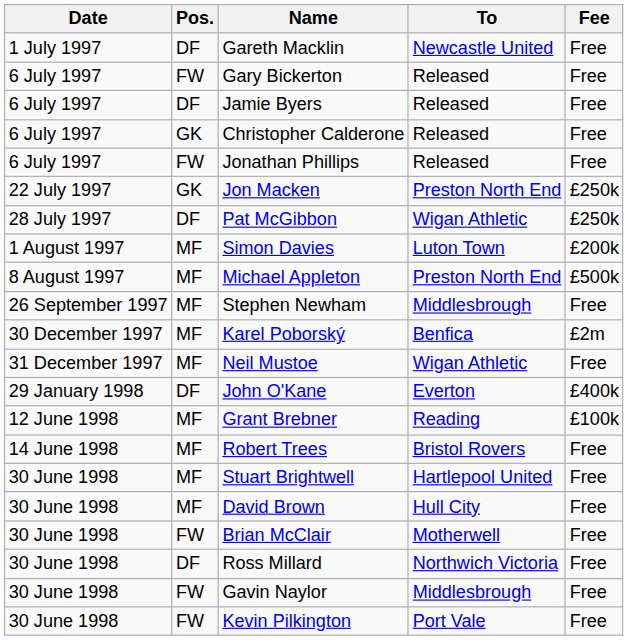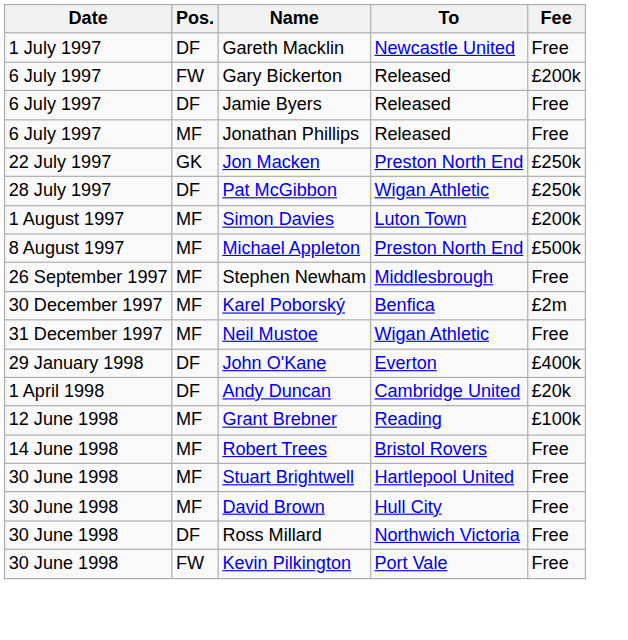(588, 76) Free -> (556, 76) £200k
- row: (313, 133)
(190, 162) FW -> (189, 133) MF
+ row: (277, 391)
- row: (277, 534)
- row: (275, 592)
